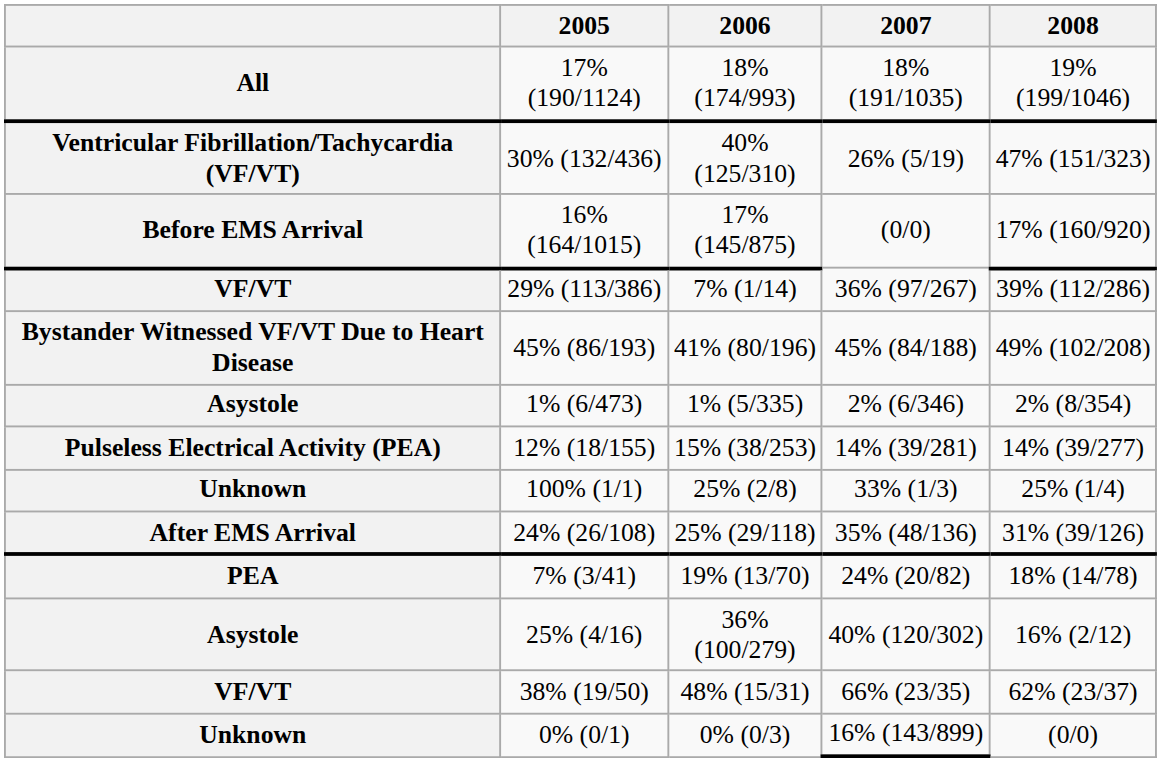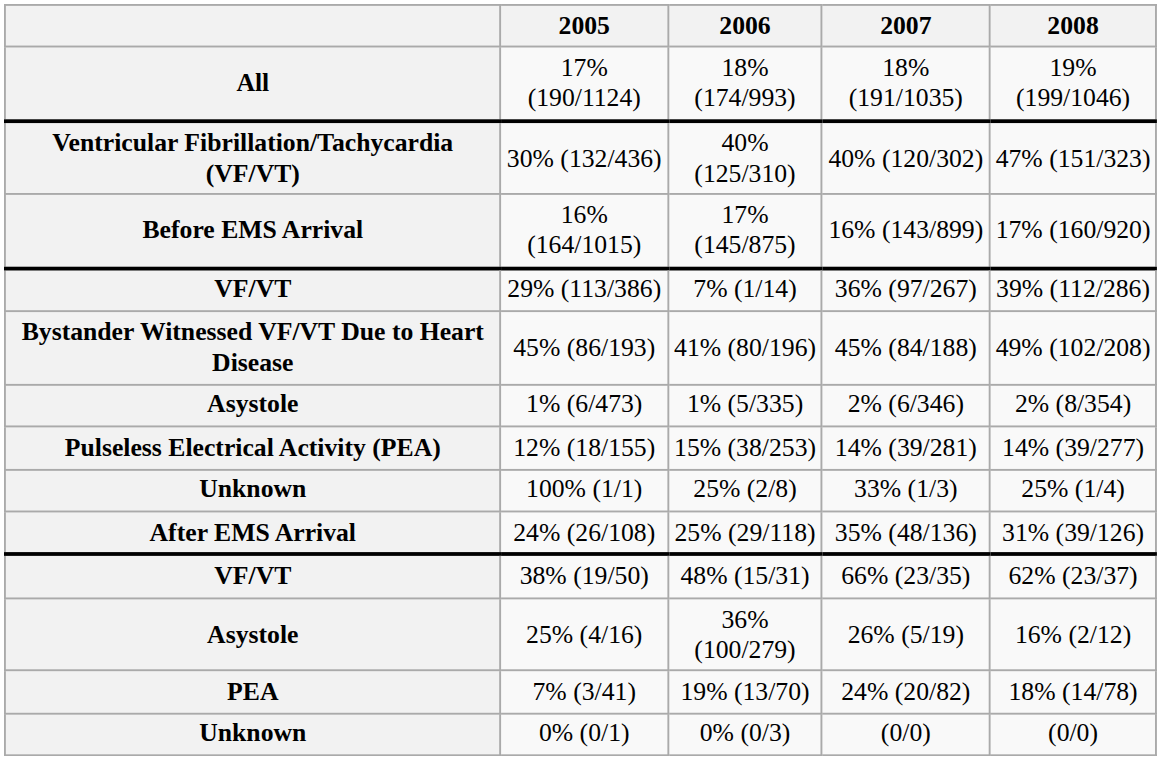(906, 157) 26% (5/19) -> (906, 157) 40% (120/302)
(906, 230) (0/0) -> (906, 230) 16% (143/899)
rows swapped: (584, 691) <-> (584, 575)
(906, 633) 40% (120/302) -> (906, 633) 26% (5/19)
(906, 733) 16% (143/899) -> (906, 733) (0/0)
